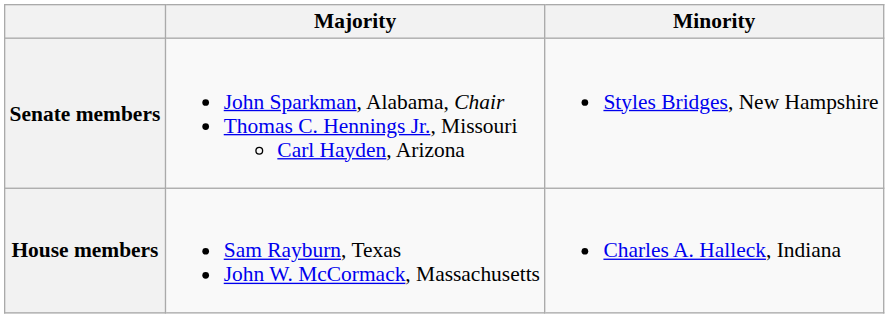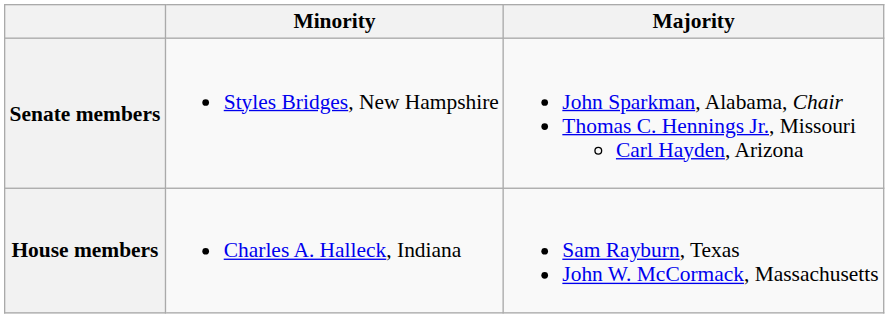columns swapped: (355, 21) <-> (714, 21)
